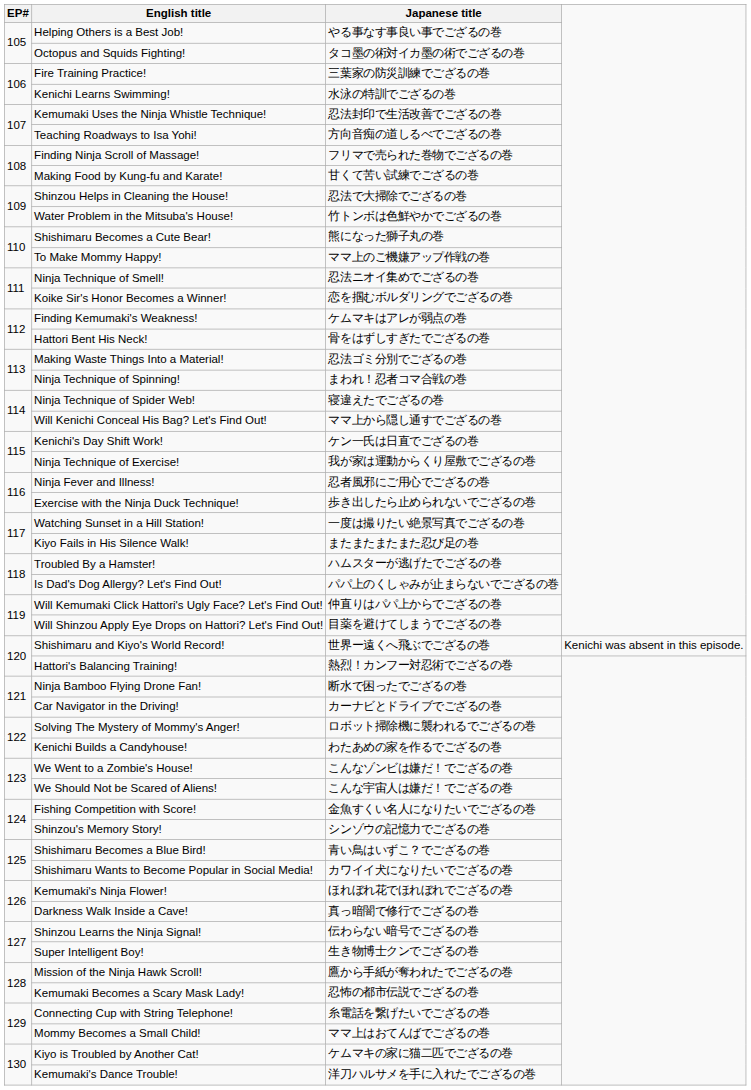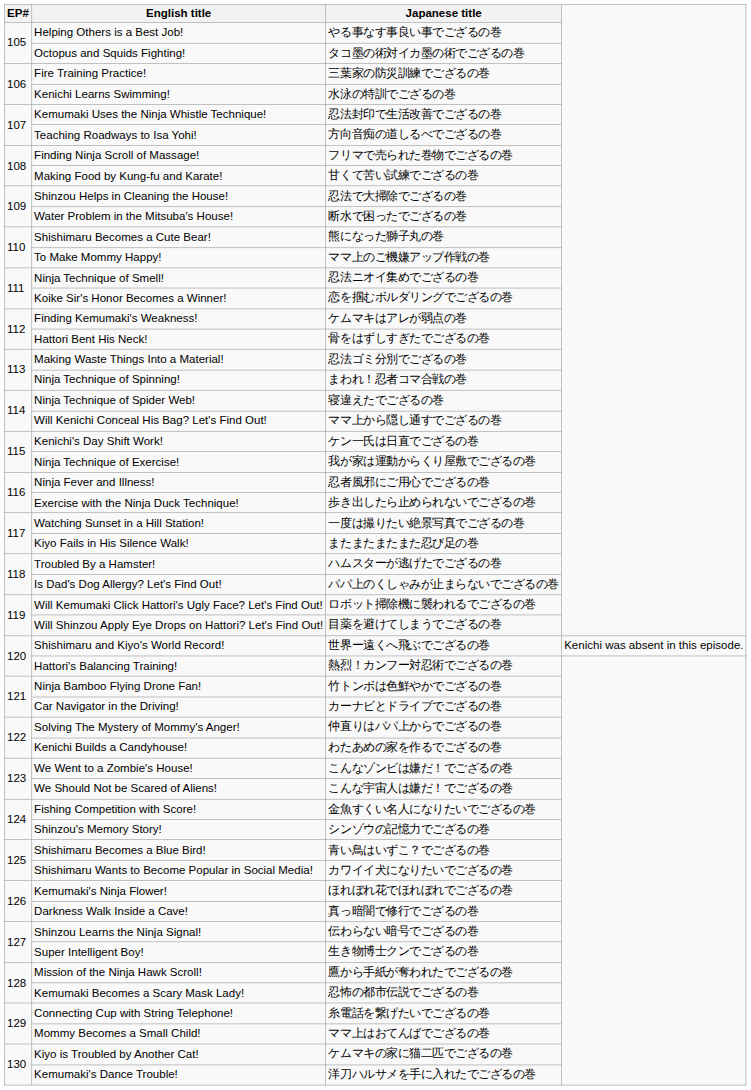(415, 216) 竹トンボは色鮮やかでござるの巻 -> (398, 216) 断水で困ったでござるの巻
(415, 604) 仲直りはパパ上からでござるの巻 -> (432, 604) ロボット掃除機に襲われるでござるの巻
(398, 686) 断水で困ったでござるの巻 -> (415, 686) 竹トンボは色鮮やかでござるの巻
(432, 727) ロボット掃除機に襲われるでござるの巻 -> (415, 727) 仲直りはパパ上からでござるの巻
